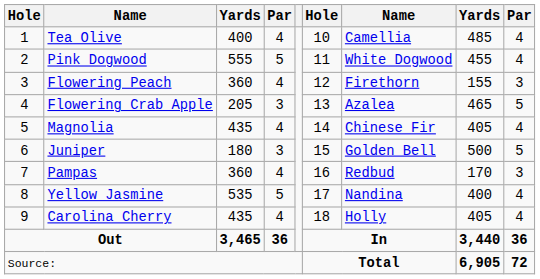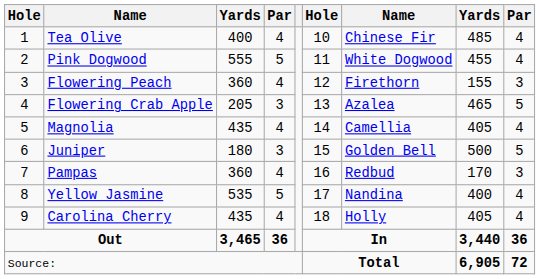(378, 38) Camellia -> (390, 38) Chinese Fir
(390, 128) Chinese Fir -> (378, 128) Camellia
